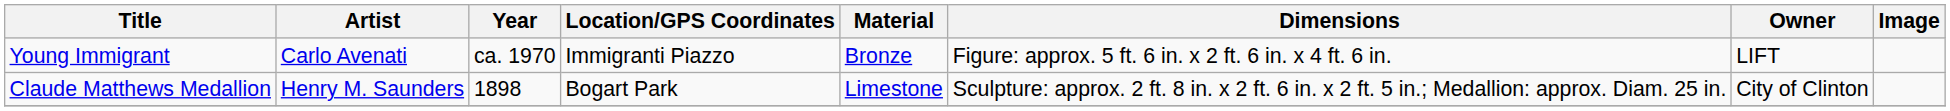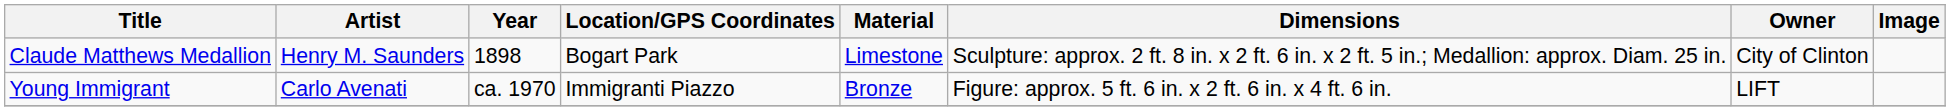rows swapped: (140, 88) <-> (90, 55)
